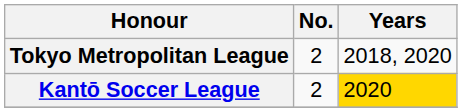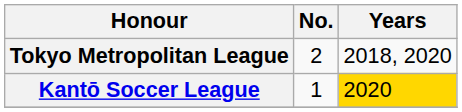(316, 90) 2 -> (316, 90) 1
